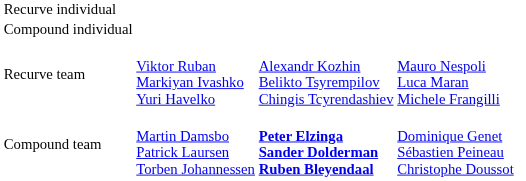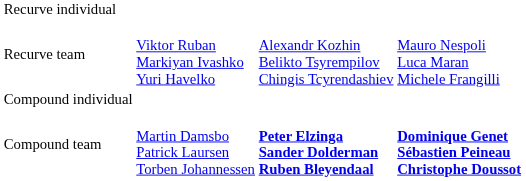rows swapped: (44, 74) <-> (68, 29)
(455, 152) normal -> (459, 152) bold
